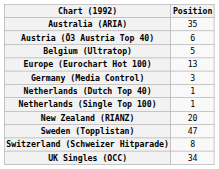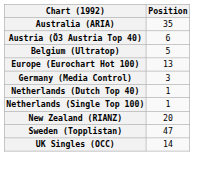- row: (88, 144)
(193, 158) 34 -> (168, 144) 14
